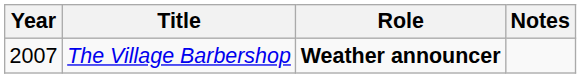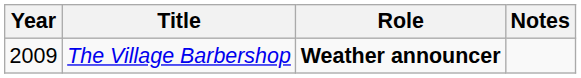(33, 55) 2007 -> (33, 55) 2009
